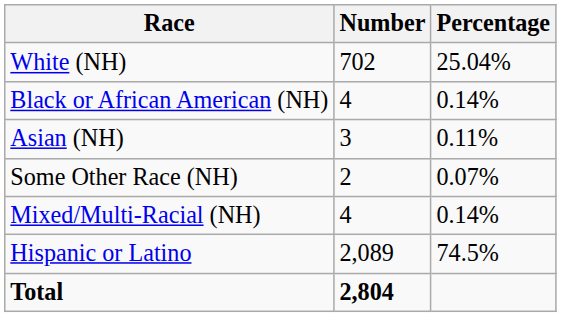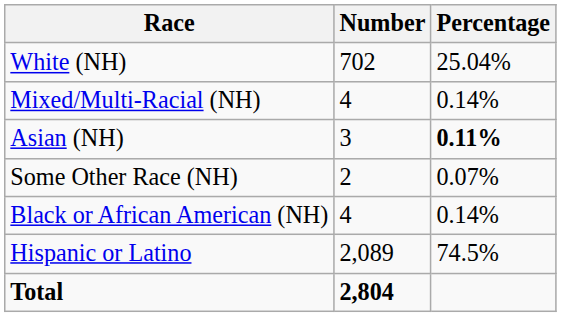rows swapped: (169, 100) <-> (135, 215)
(467, 138) normal -> (469, 138) bold
